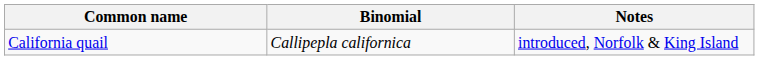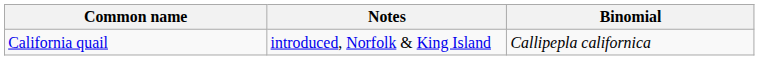columns swapped: (391, 17) <-> (634, 17)
